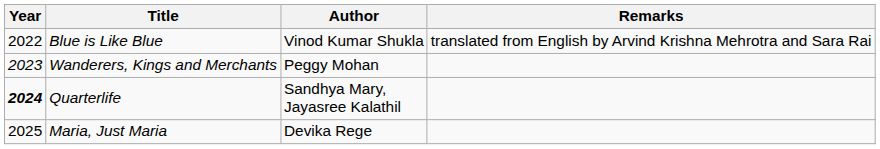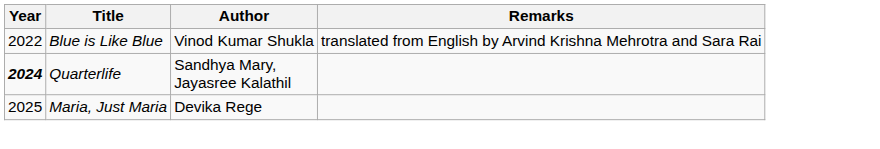- row: (163, 65)
